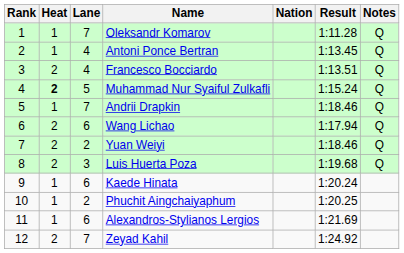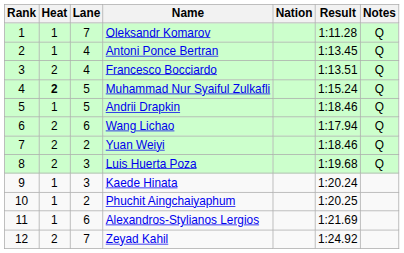(86, 107) 7 -> (86, 107) 5
(86, 182) 6 -> (86, 182) 3
